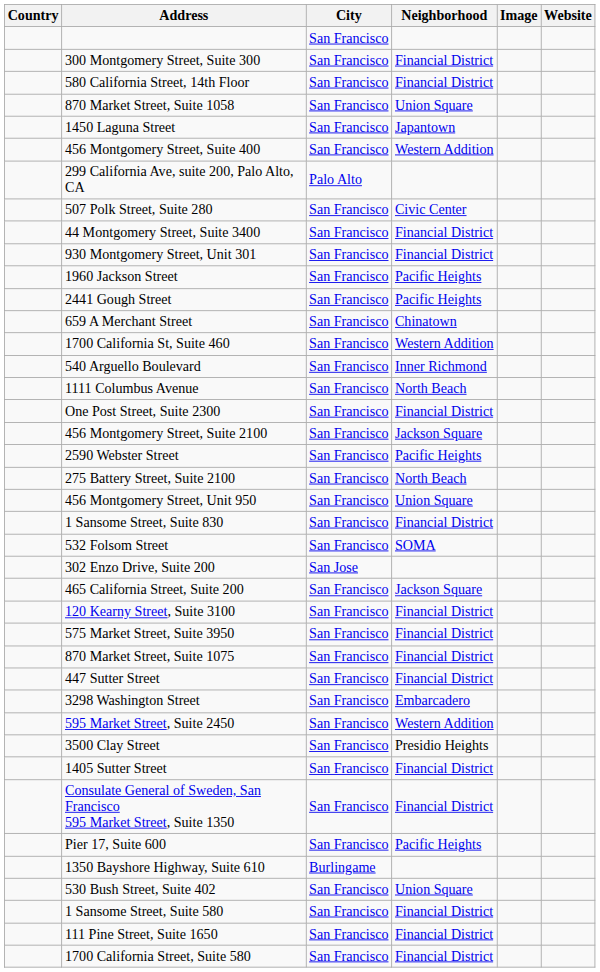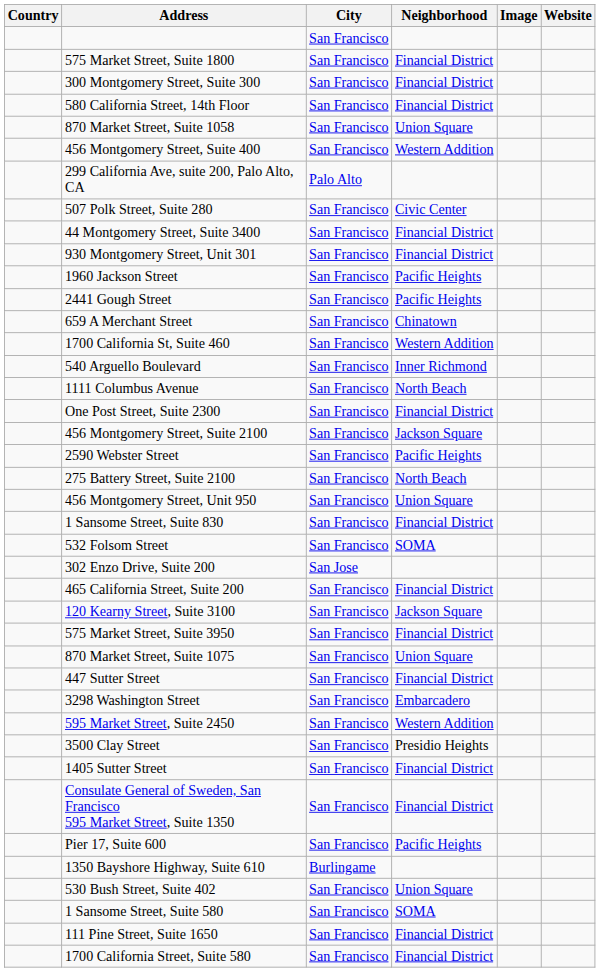+ row: (150, 60)
- row: (120, 127)
(439, 589) Jackson Square -> (444, 589) Financial District
(444, 612) Financial District -> (439, 612) Jackson Square
(444, 656) Financial District -> (434, 656) Union Square
(444, 911) Financial District -> (415, 911) SOMA
